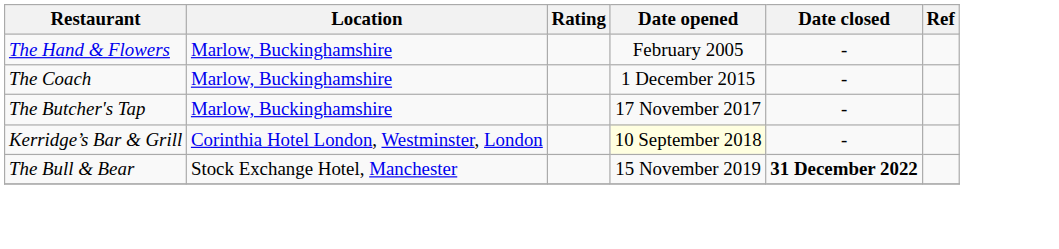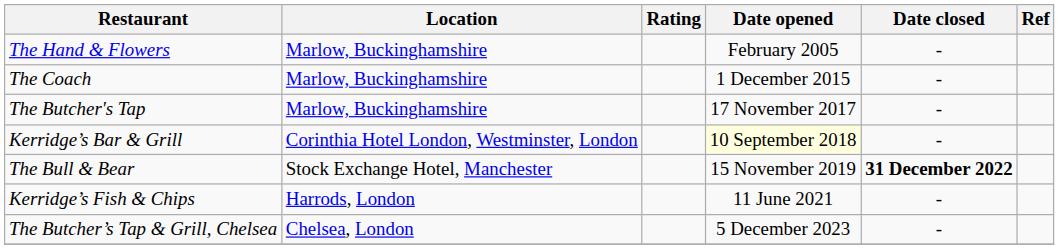+ row: (102, 199)
+ row: (143, 229)
